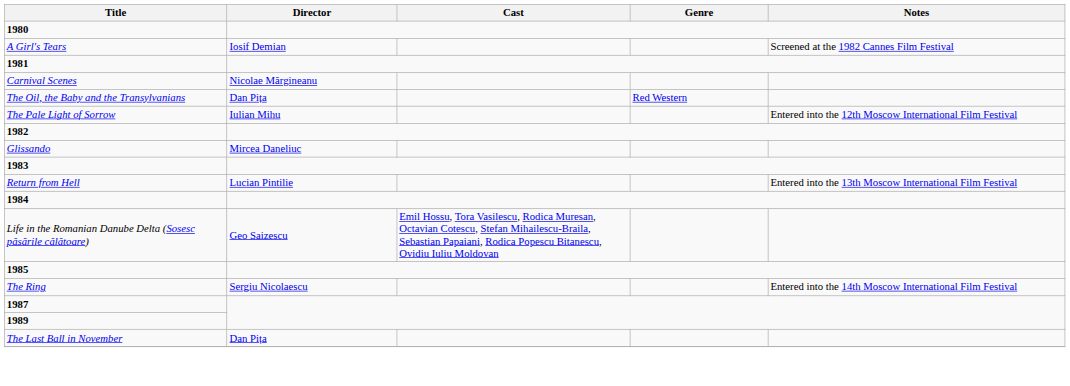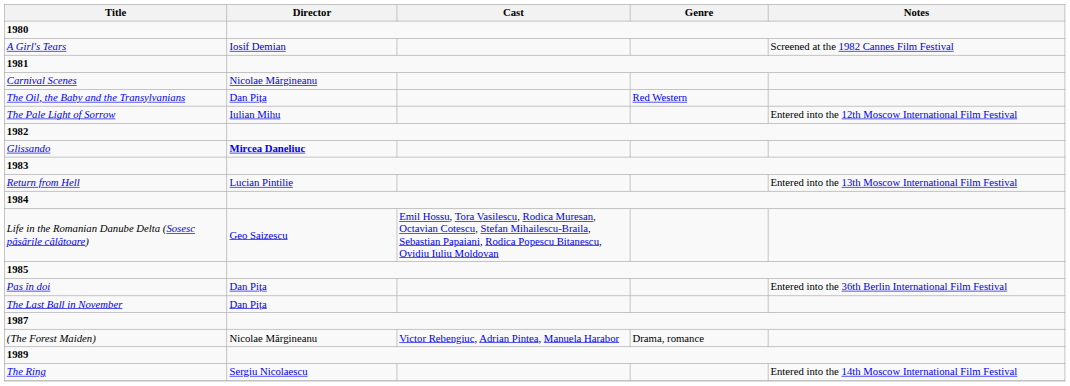(265, 149) normal -> (267, 149) bold
+ row: (29, 287)
rows swapped: (26, 287) <-> (65, 338)
+ row: (51, 338)
